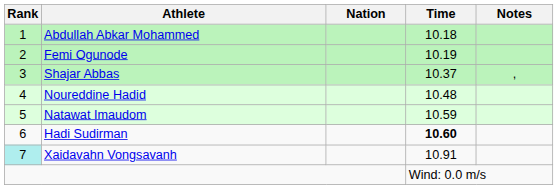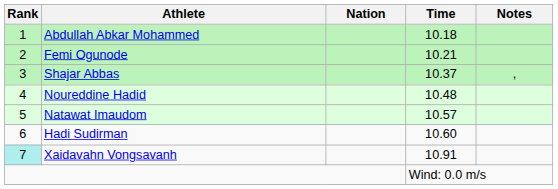(441, 54) 10.19 -> (441, 54) 10.21
(441, 114) 10.59 -> (441, 114) 10.57
(441, 134) bold -> (441, 134) normal
